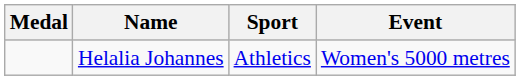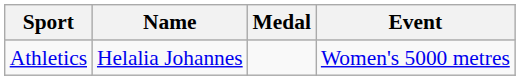columns swapped: (39, 22) <-> (272, 22)
